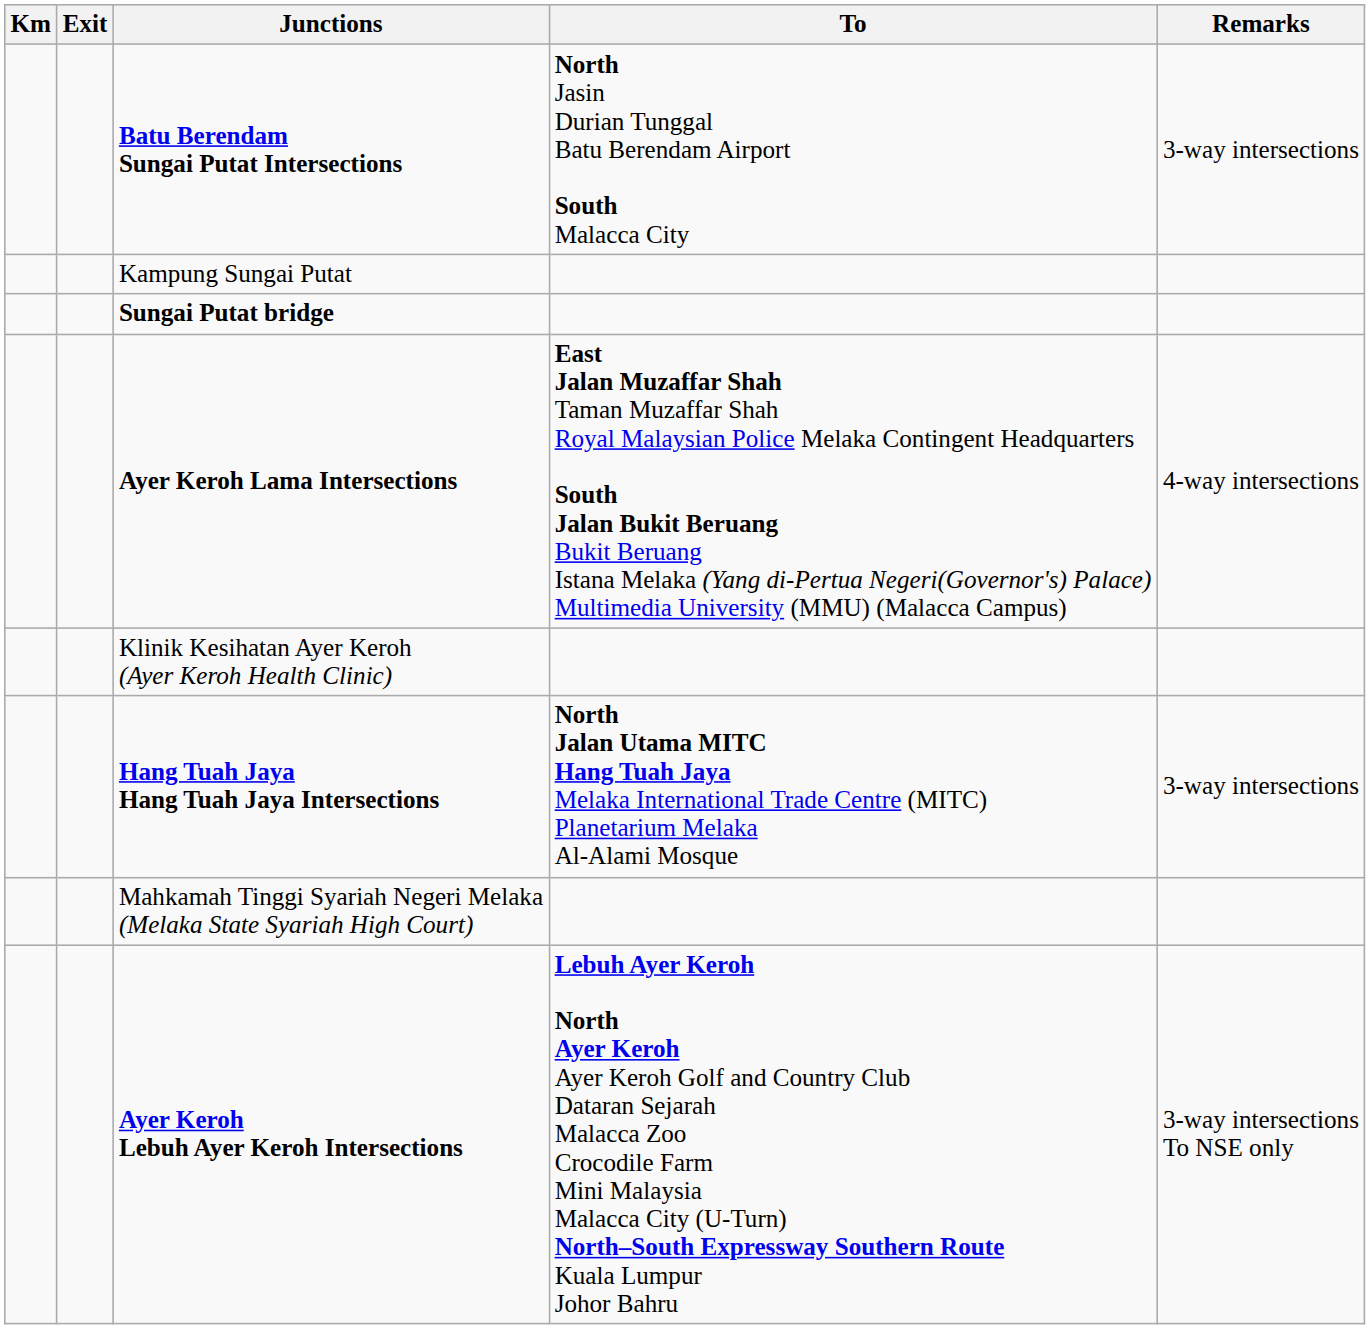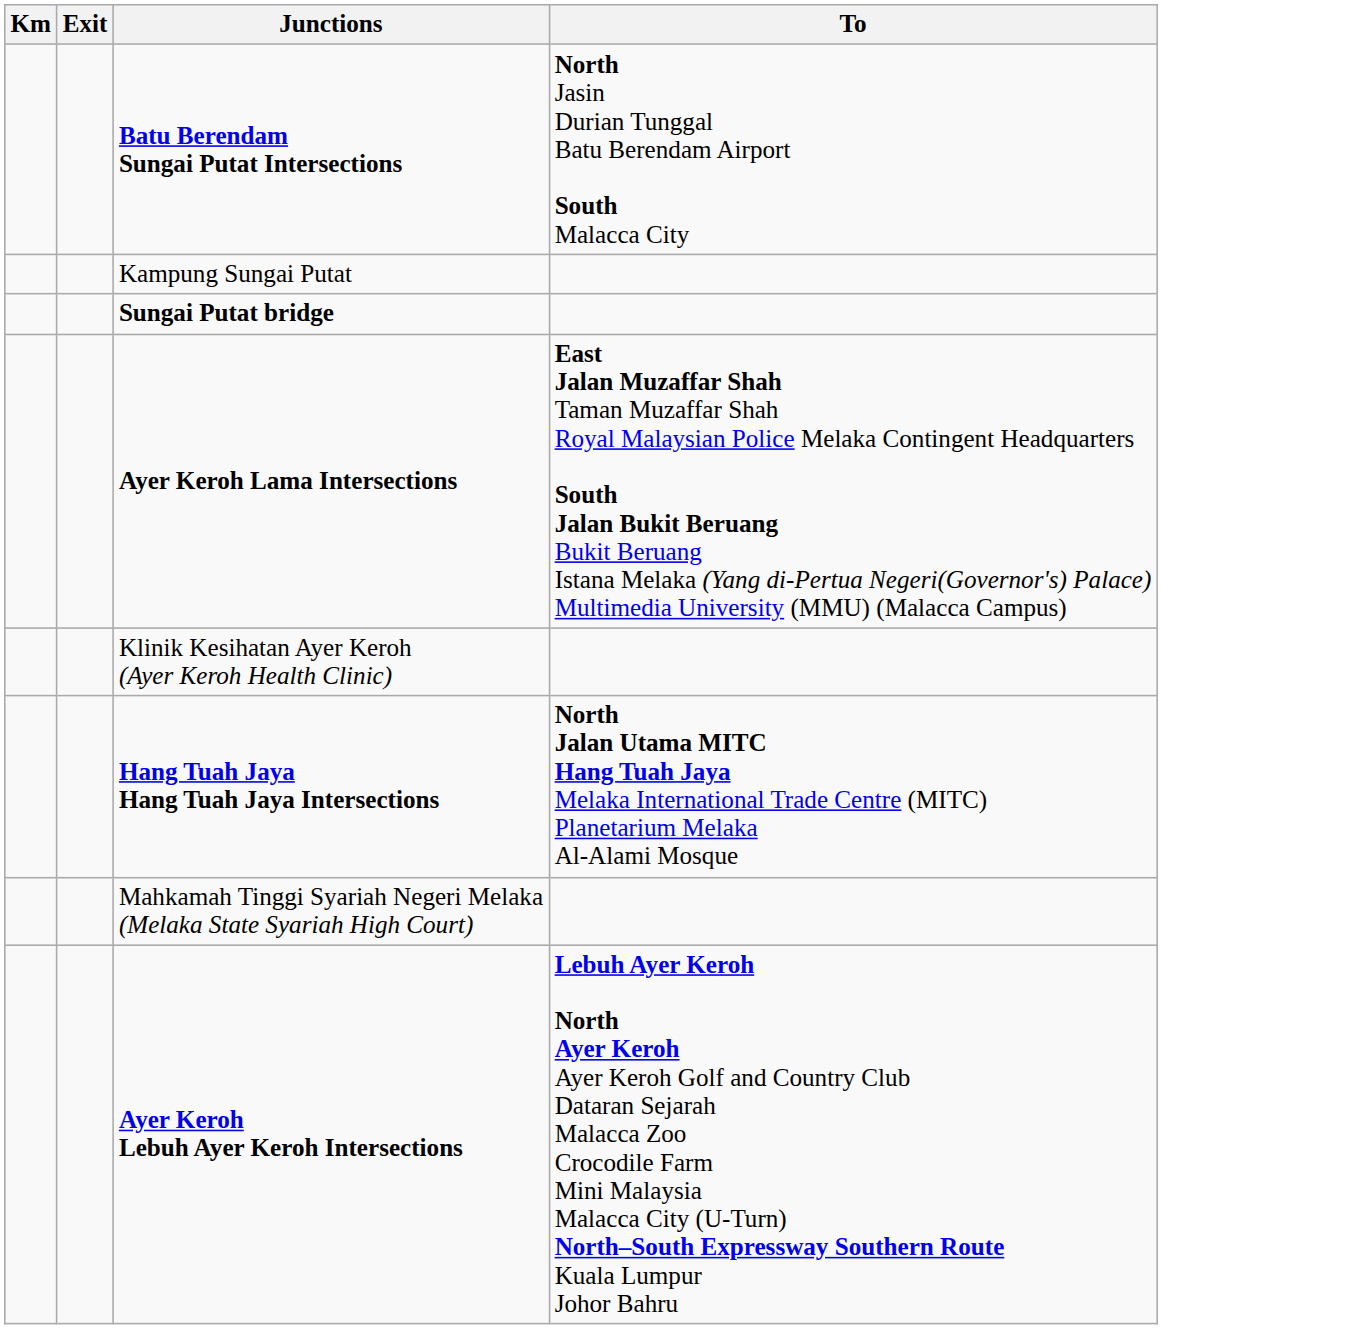- column: (1261, 24)
